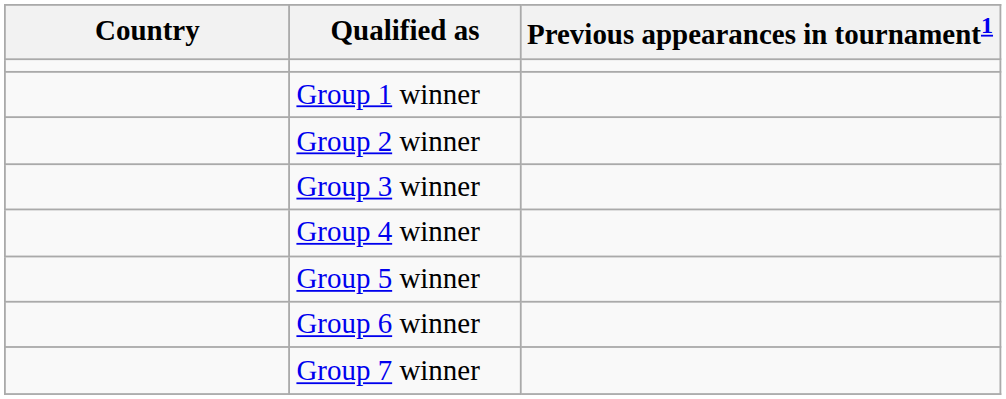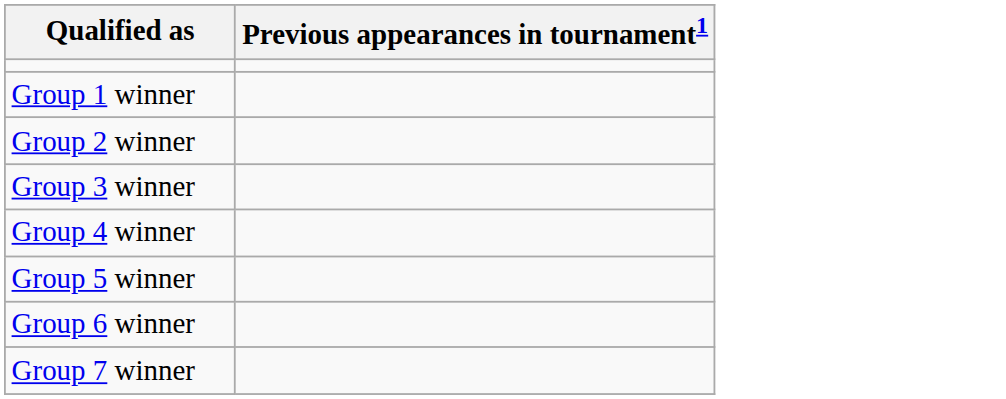- column: (147, 31)
